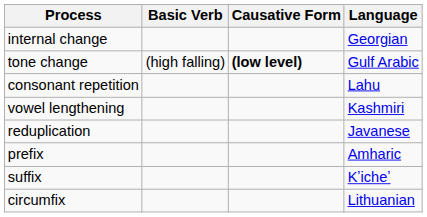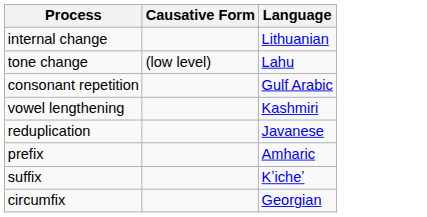- column: (185, 16)
(378, 39) Georgian -> (295, 39) Lithuanian
(267, 62) bold -> (178, 62) normal
(383, 62) Gulf Arabic -> (278, 62) Lahu
(364, 85) Lahu -> (297, 85) Gulf Arabic
(381, 200) Lithuanian -> (292, 200) Georgian
